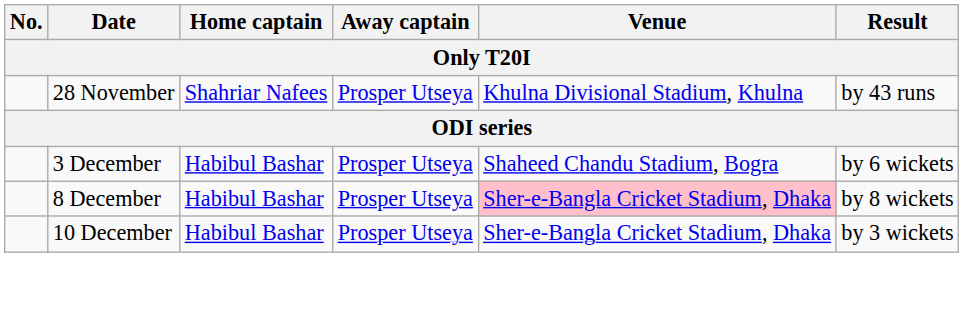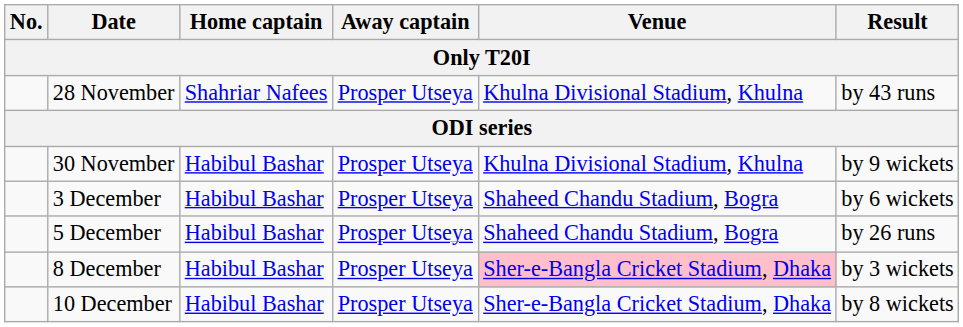+ row: (114, 163)
+ row: (107, 233)
(898, 198) by 8 wickets -> (898, 269) by 3 wickets
(898, 233) by 3 wickets -> (898, 304) by 8 wickets
